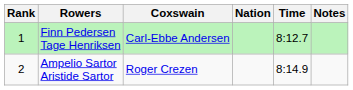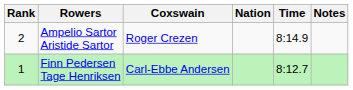rows swapped: (81, 38) <-> (79, 69)
